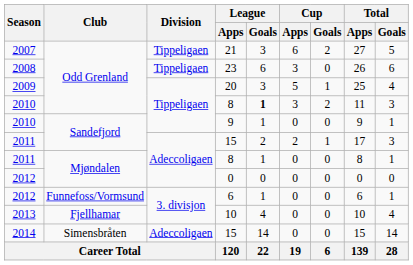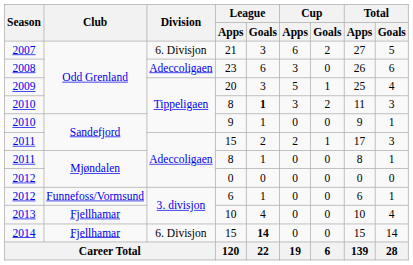(181, 50) Tippeligaen -> (181, 50) 6. Divisjon
(181, 68) Tippeligaen -> (181, 68) Adeccoligaen
(95, 232) Simensbråten -> (95, 232) Fjellhamar
(181, 232) Adeccoligaen -> (181, 232) 6. Divisjon
(263, 232) normal -> (263, 232) bold
